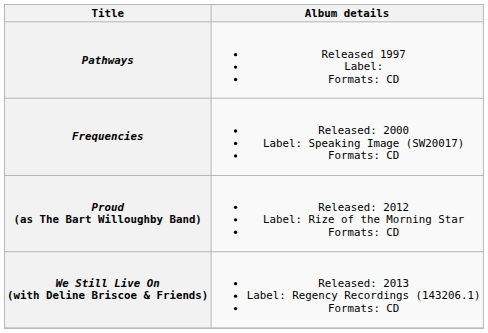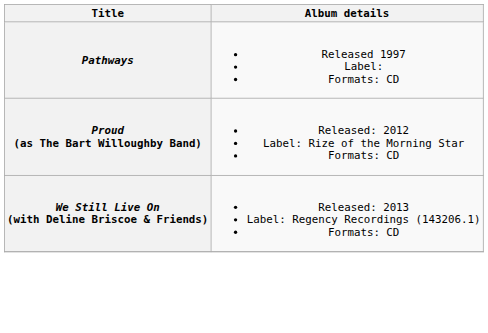- row: (108, 137)
